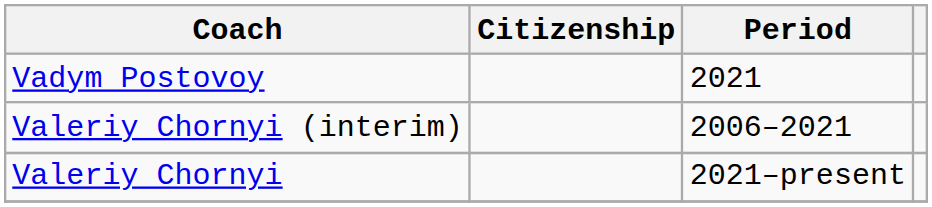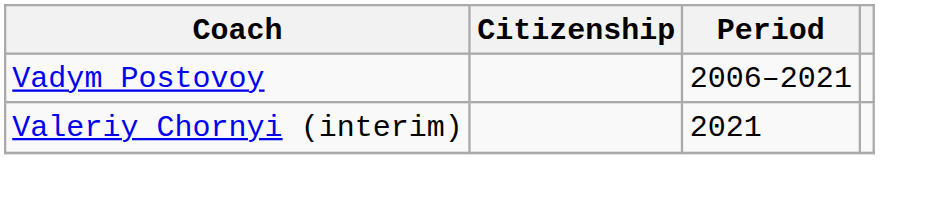(726, 79) 2021 -> (771, 79) 2006–2021
(771, 128) 2006–2021 -> (726, 128) 2021
- row: (147, 176)
